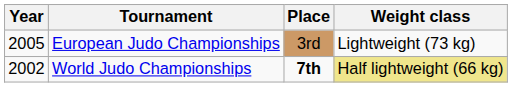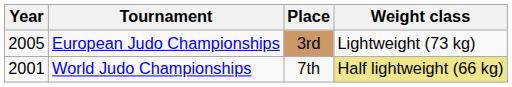(26, 69) 2002 -> (26, 69) 2001
(309, 69) bold -> (309, 69) normal
